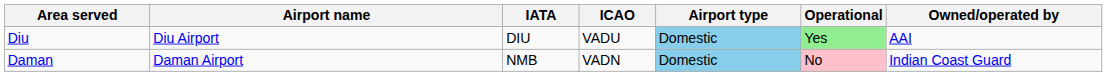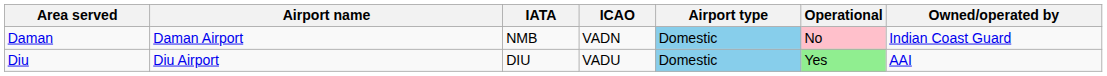rows swapped: (18, 37) <-> (30, 60)
